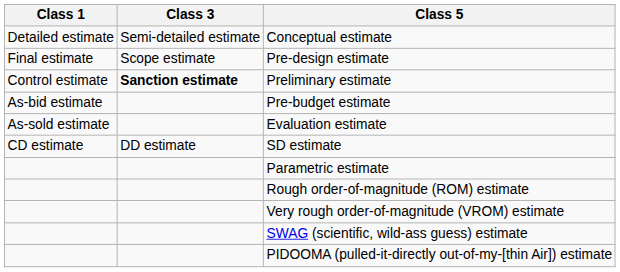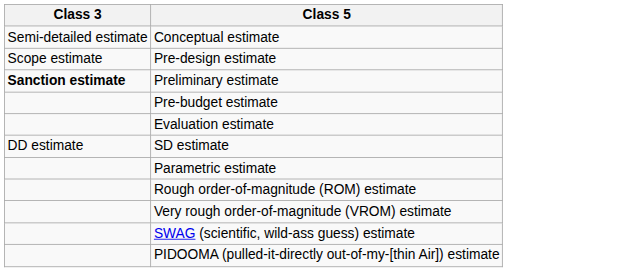- column: (61, 15)
